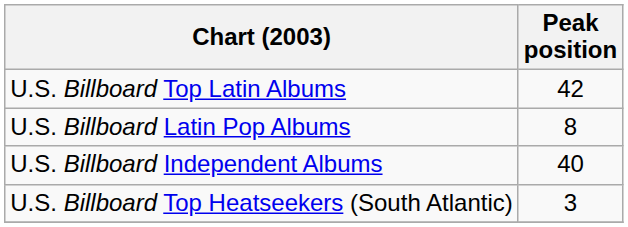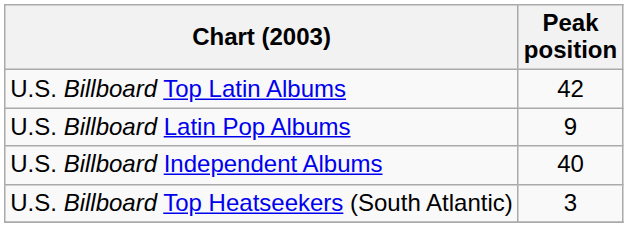(571, 126) 8 -> (571, 126) 9
